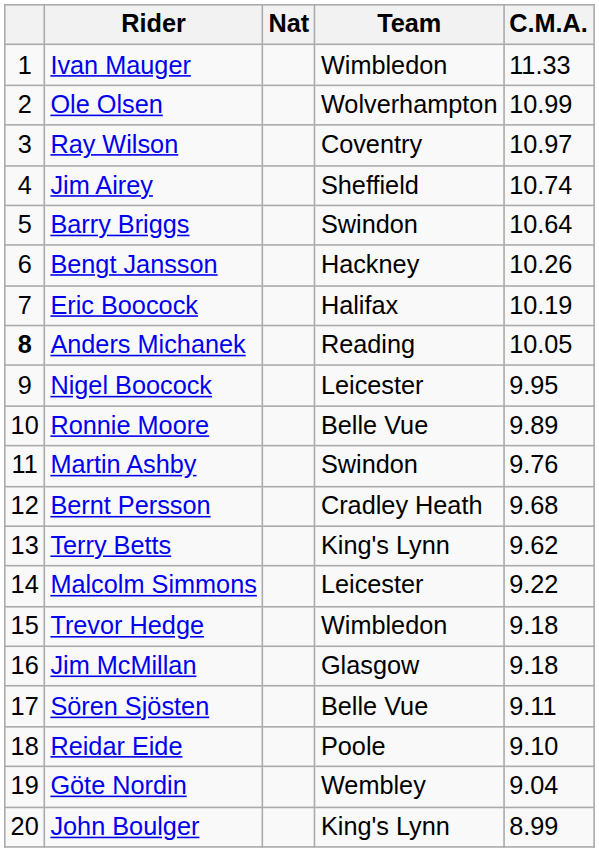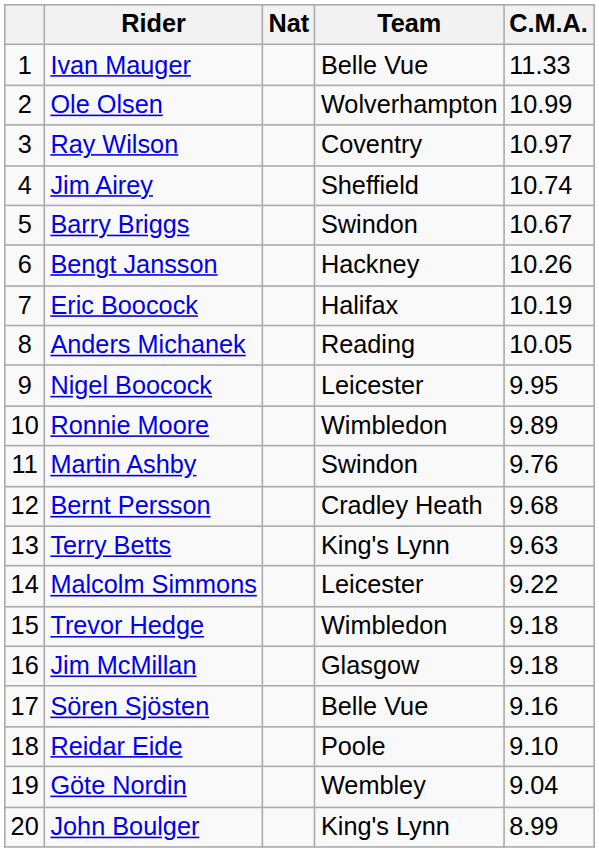(384, 64) Wimbledon -> (375, 64) Belle Vue
(541, 225) 10.64 -> (541, 225) 10.67
(25, 345) bold -> (25, 345) normal
(375, 425) Belle Vue -> (384, 425) Wimbledon
(534, 545) 9.62 -> (534, 545) 9.63
(533, 706) 9.11 -> (534, 706) 9.16
